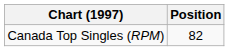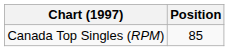(196, 35) 82 -> (196, 35) 85
